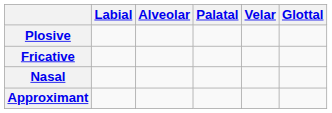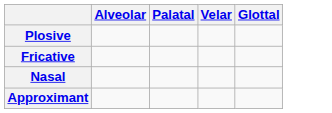- column: (113, 14)
